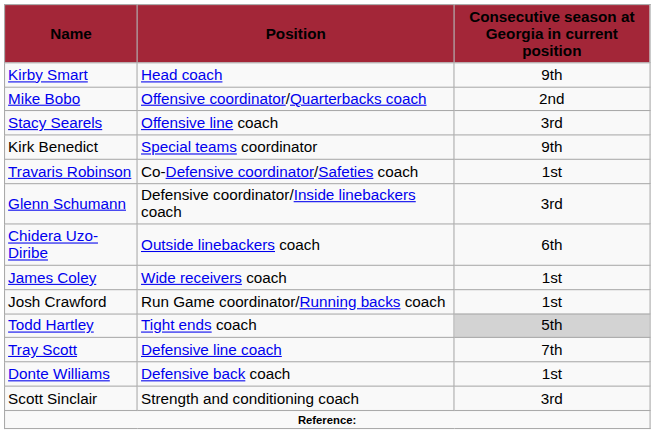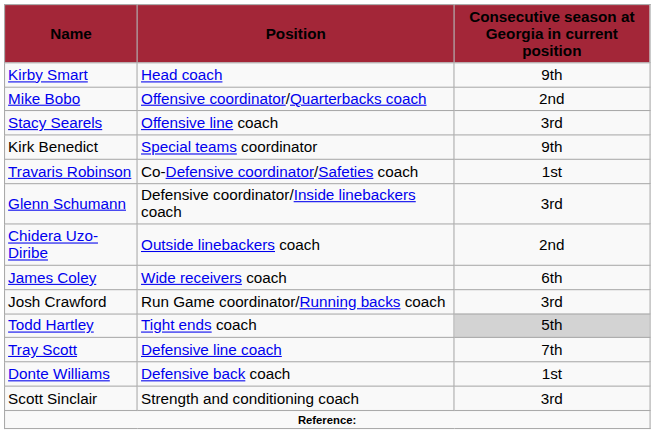(552, 245) 6th -> (552, 245) 2nd
(552, 278) 1st -> (552, 278) 6th
(552, 302) 1st -> (552, 302) 3rd
